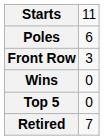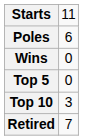- row: (42, 59)
+ row: (31, 102)
